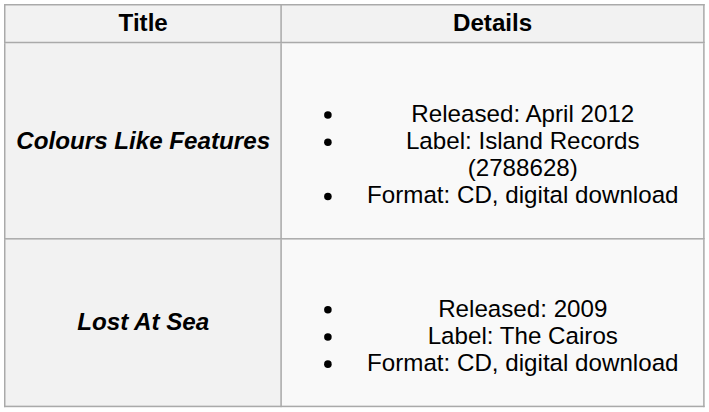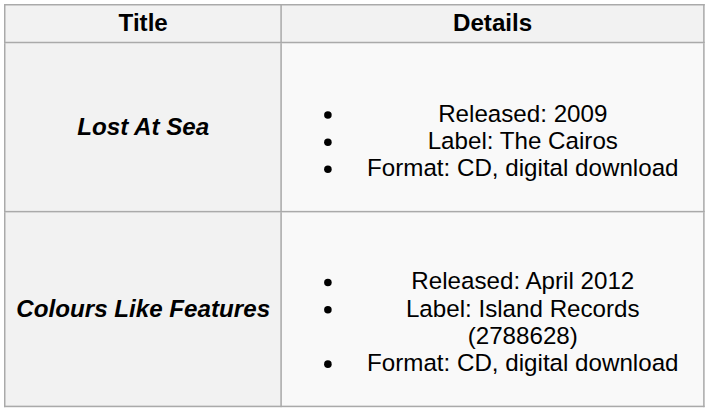rows swapped: (143, 322) <-> (143, 140)
